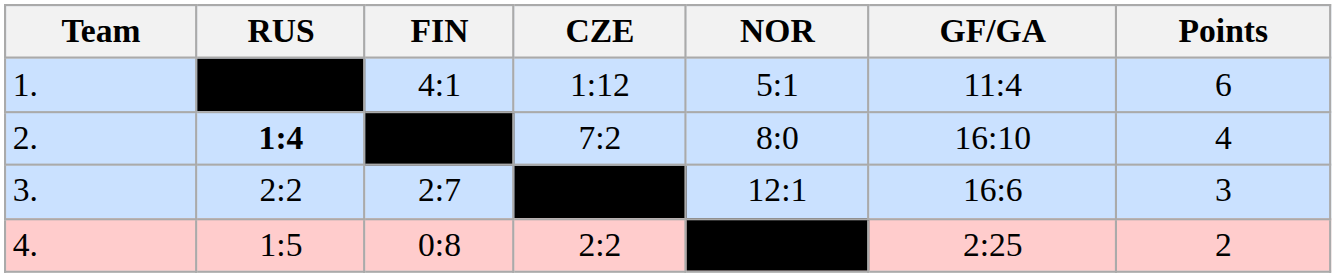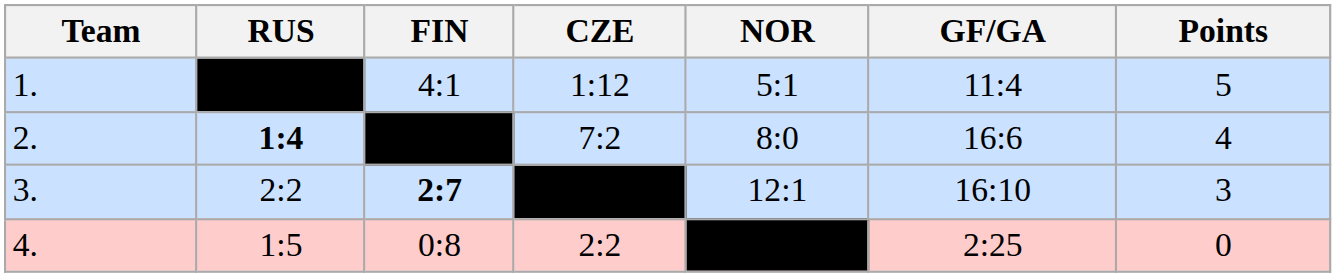(1223, 84) 6 -> (1223, 84) 5
(993, 137) 16:10 -> (993, 137) 16:6
(440, 191) normal -> (440, 191) bold
(993, 191) 16:6 -> (993, 191) 16:10
(1223, 244) 2 -> (1223, 244) 0
